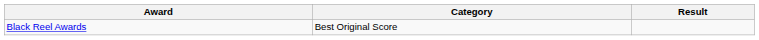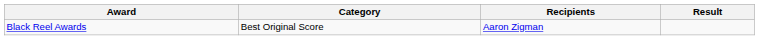+ column: (571, 12)
